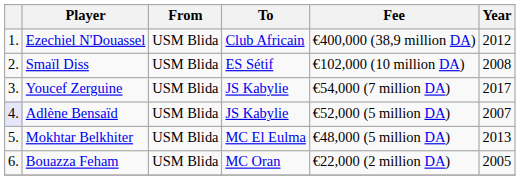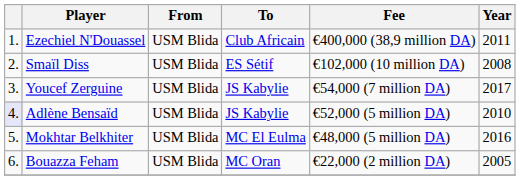(497, 41) 2012 -> (497, 41) 2011
(497, 114) 2007 -> (497, 114) 2010
(497, 138) 2013 -> (497, 138) 2016
